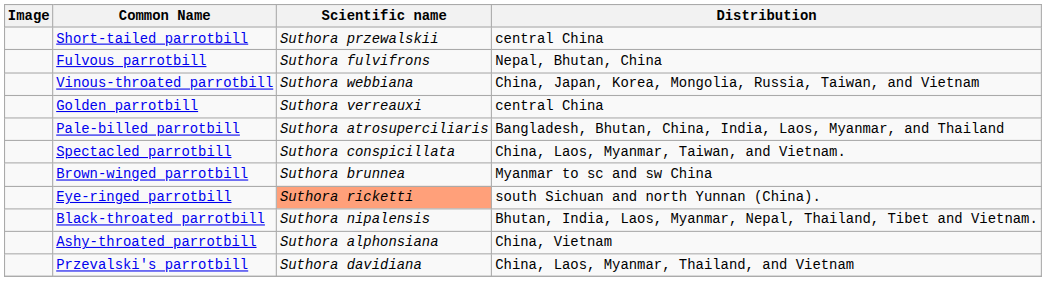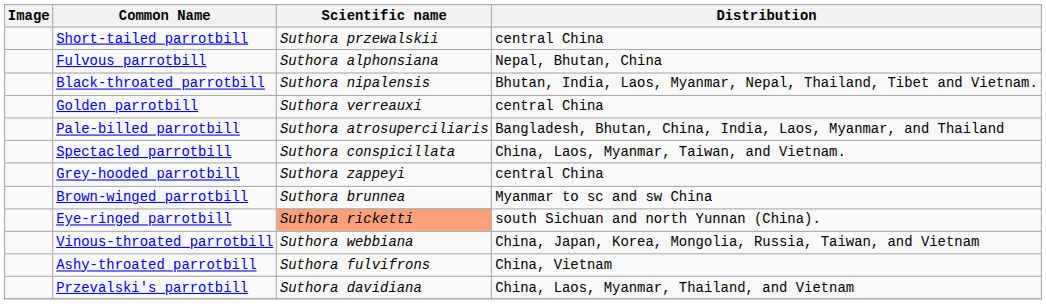(355, 61) Suthora fulvifrons -> (359, 61) Suthora alphonsiana
rows swapped: (161, 220) <-> (165, 84)
+ row: (148, 175)
(359, 243) Suthora alphonsiana -> (355, 265) Suthora fulvifrons
